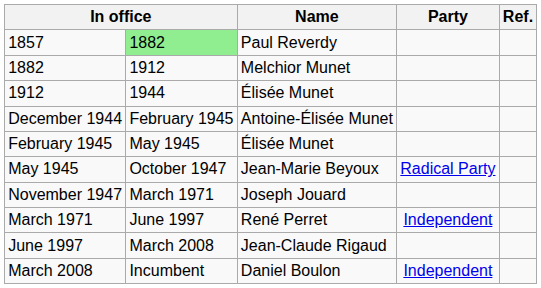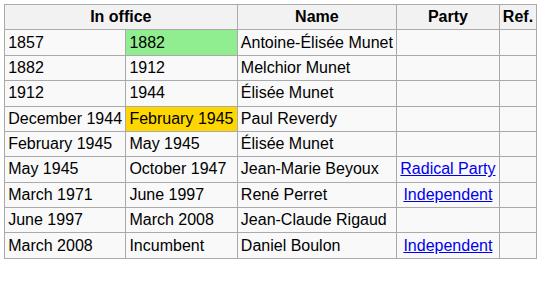(289, 42) Paul Reverdy -> (317, 42) Antoine-Élisée Munet
(181, 118) no background -> (181, 118) gold background
(317, 118) Antoine-Élisée Munet -> (289, 118) Paul Reverdy
- row: (65, 194)
